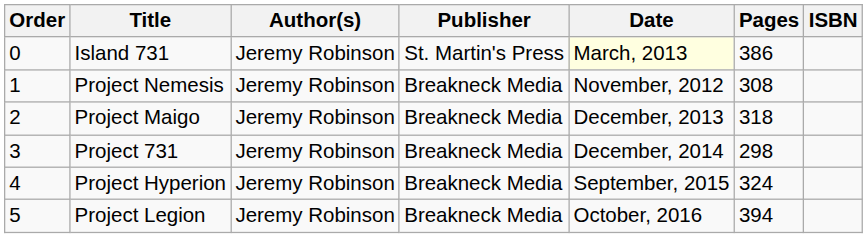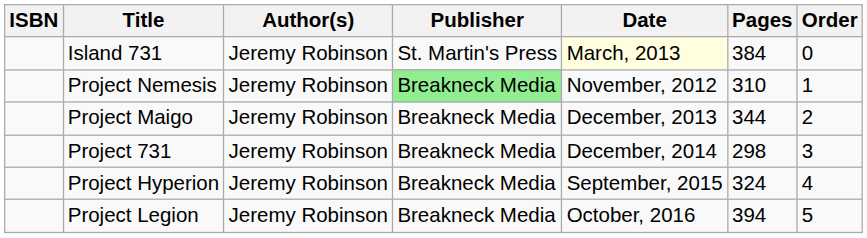columns swapped: (37, 20) <-> (833, 20)
(756, 53) 386 -> (749, 53) 384
(483, 85) no background -> (476, 85) lightgreen background
(756, 85) 308 -> (749, 85) 310
(756, 118) 318 -> (749, 118) 344
